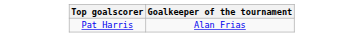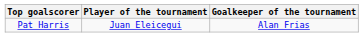+ column: (146, 11)
